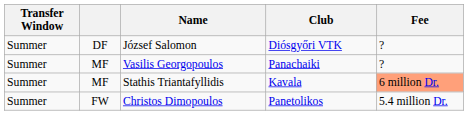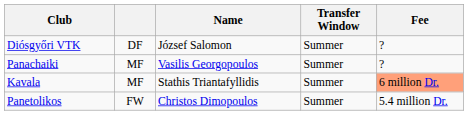columns swapped: (42, 20) <-> (321, 20)
